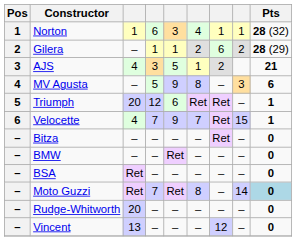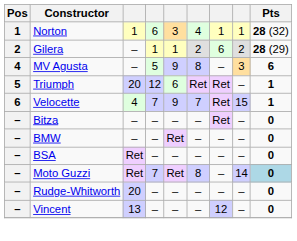- row: (43, 66)
